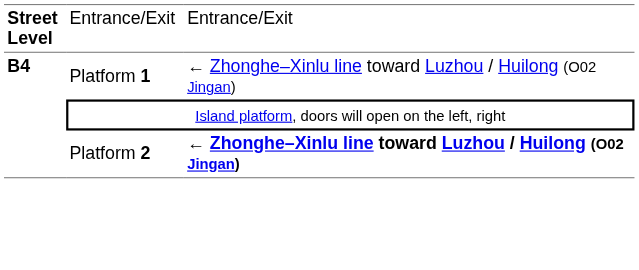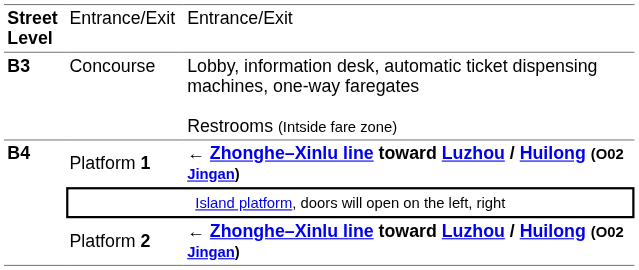+ row: (112, 66)
(392, 76) normal -> (405, 163) bold
